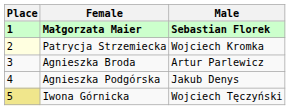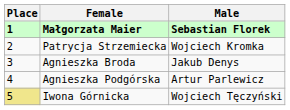(10, 46) lightyellow background -> (10, 46) no background
(218, 63) Artur Parlewicz -> (205, 63) Jakub Denys
(205, 80) Jakub Denys -> (218, 80) Artur Parlewicz
